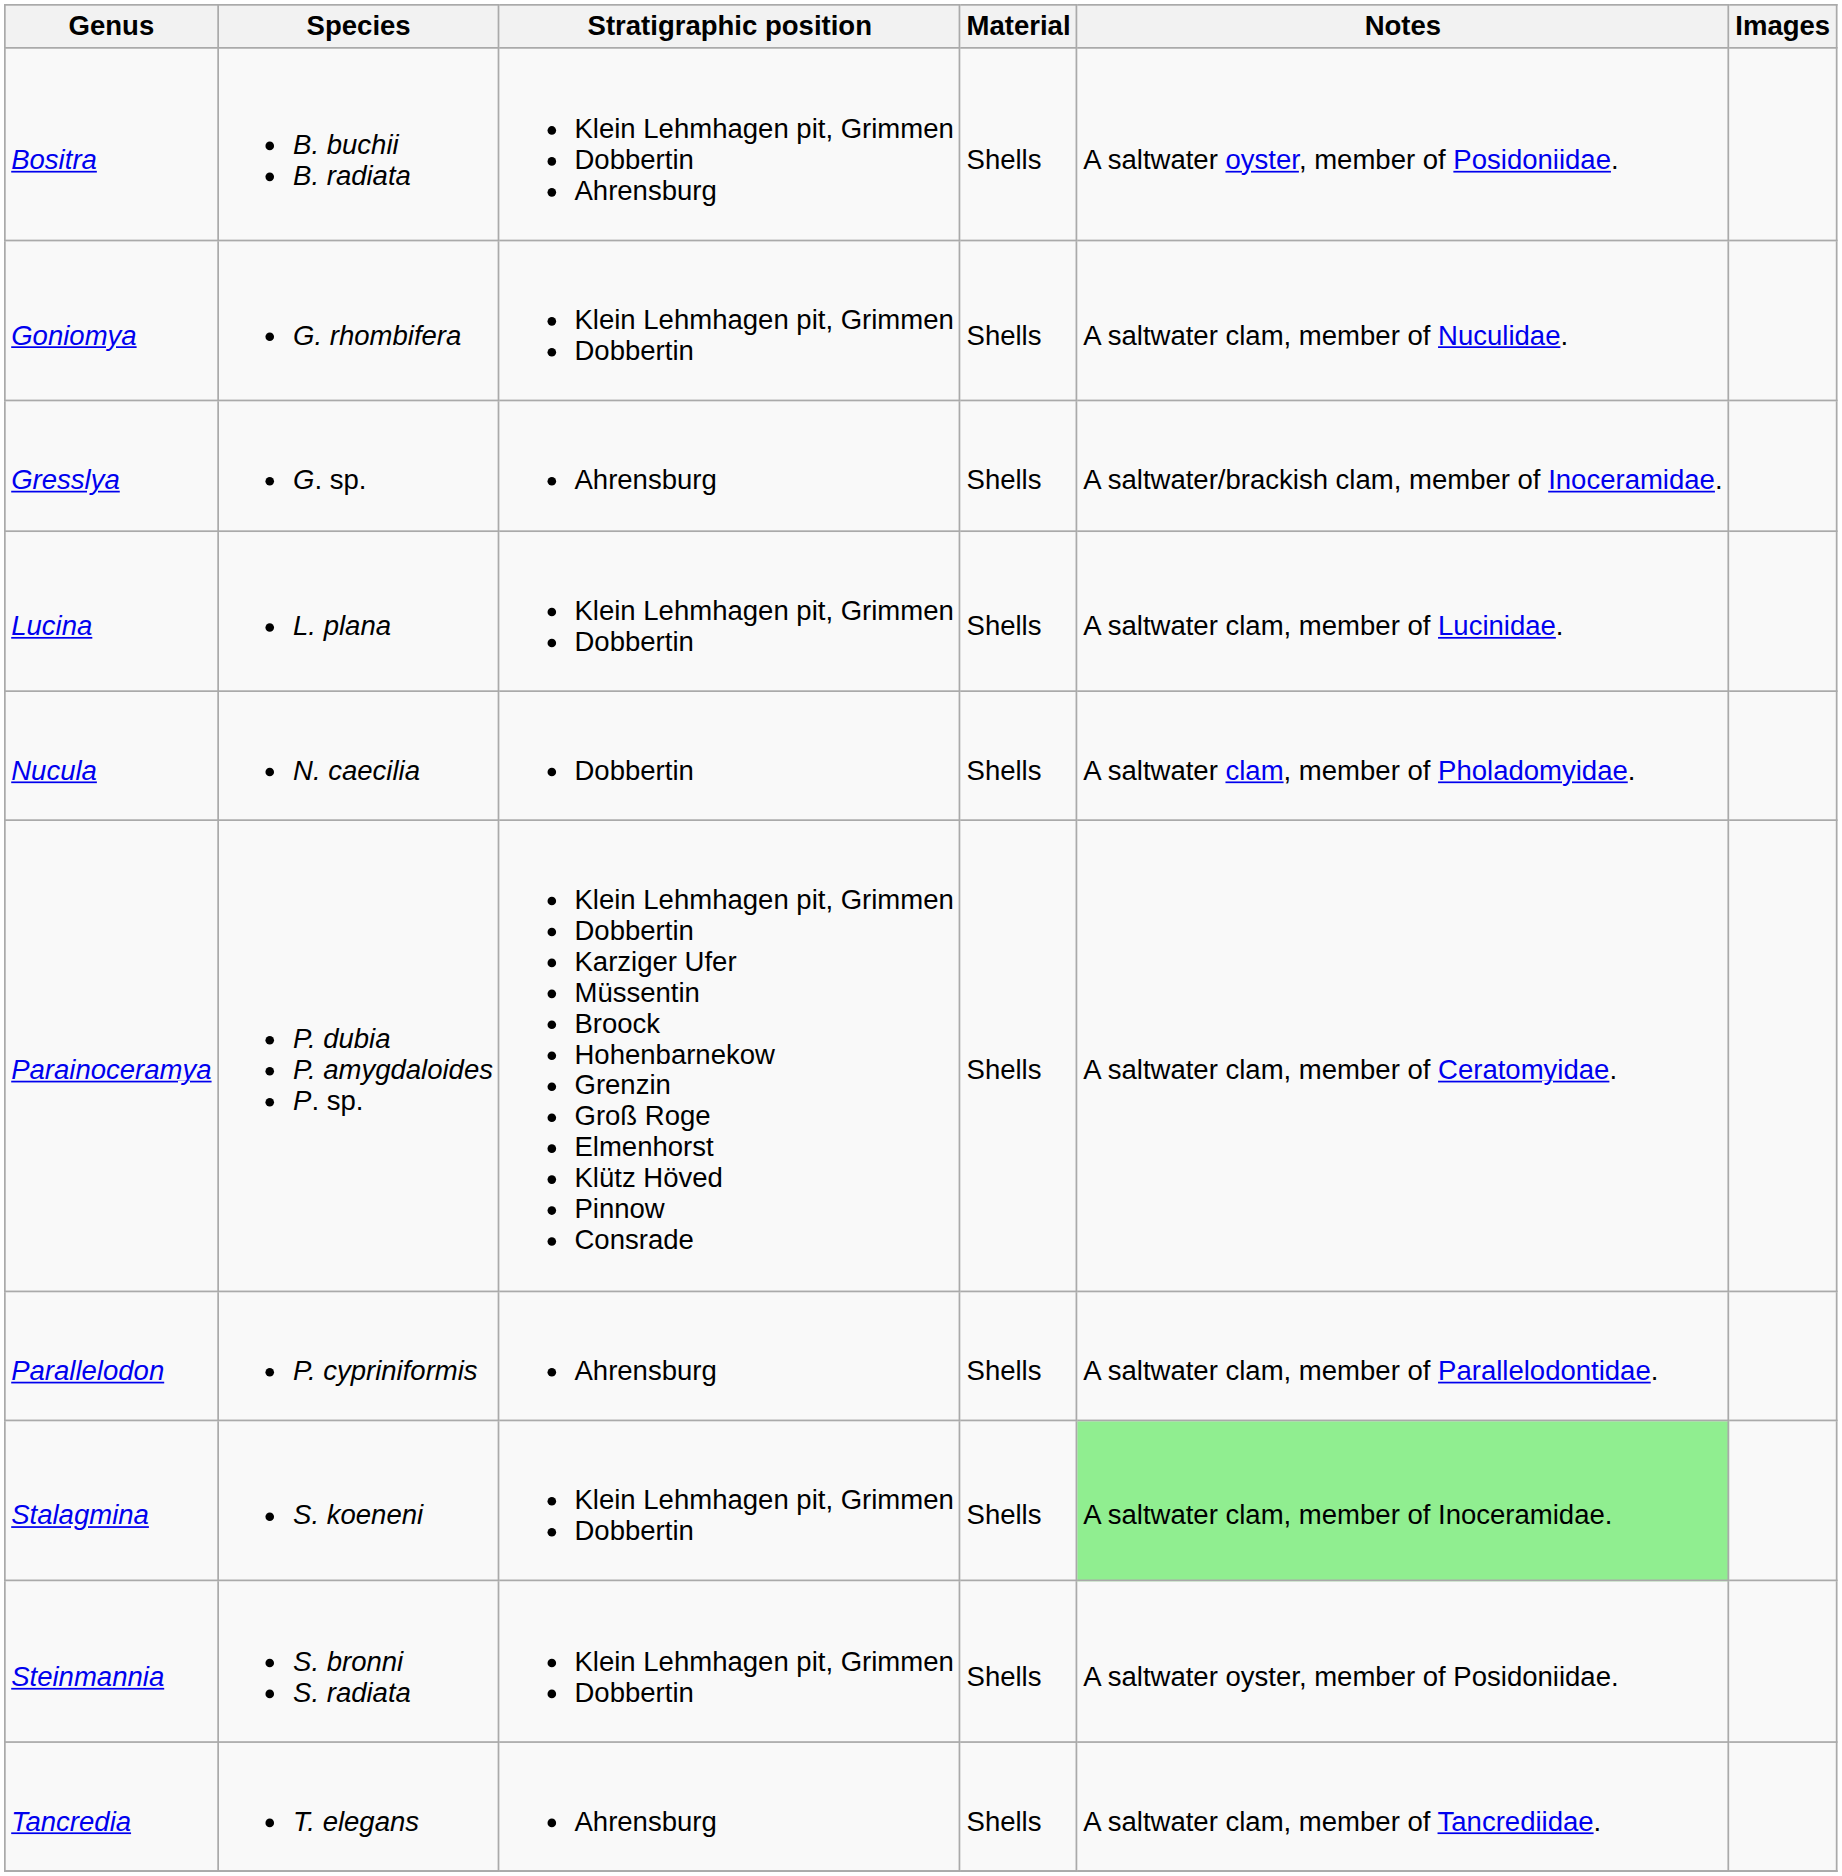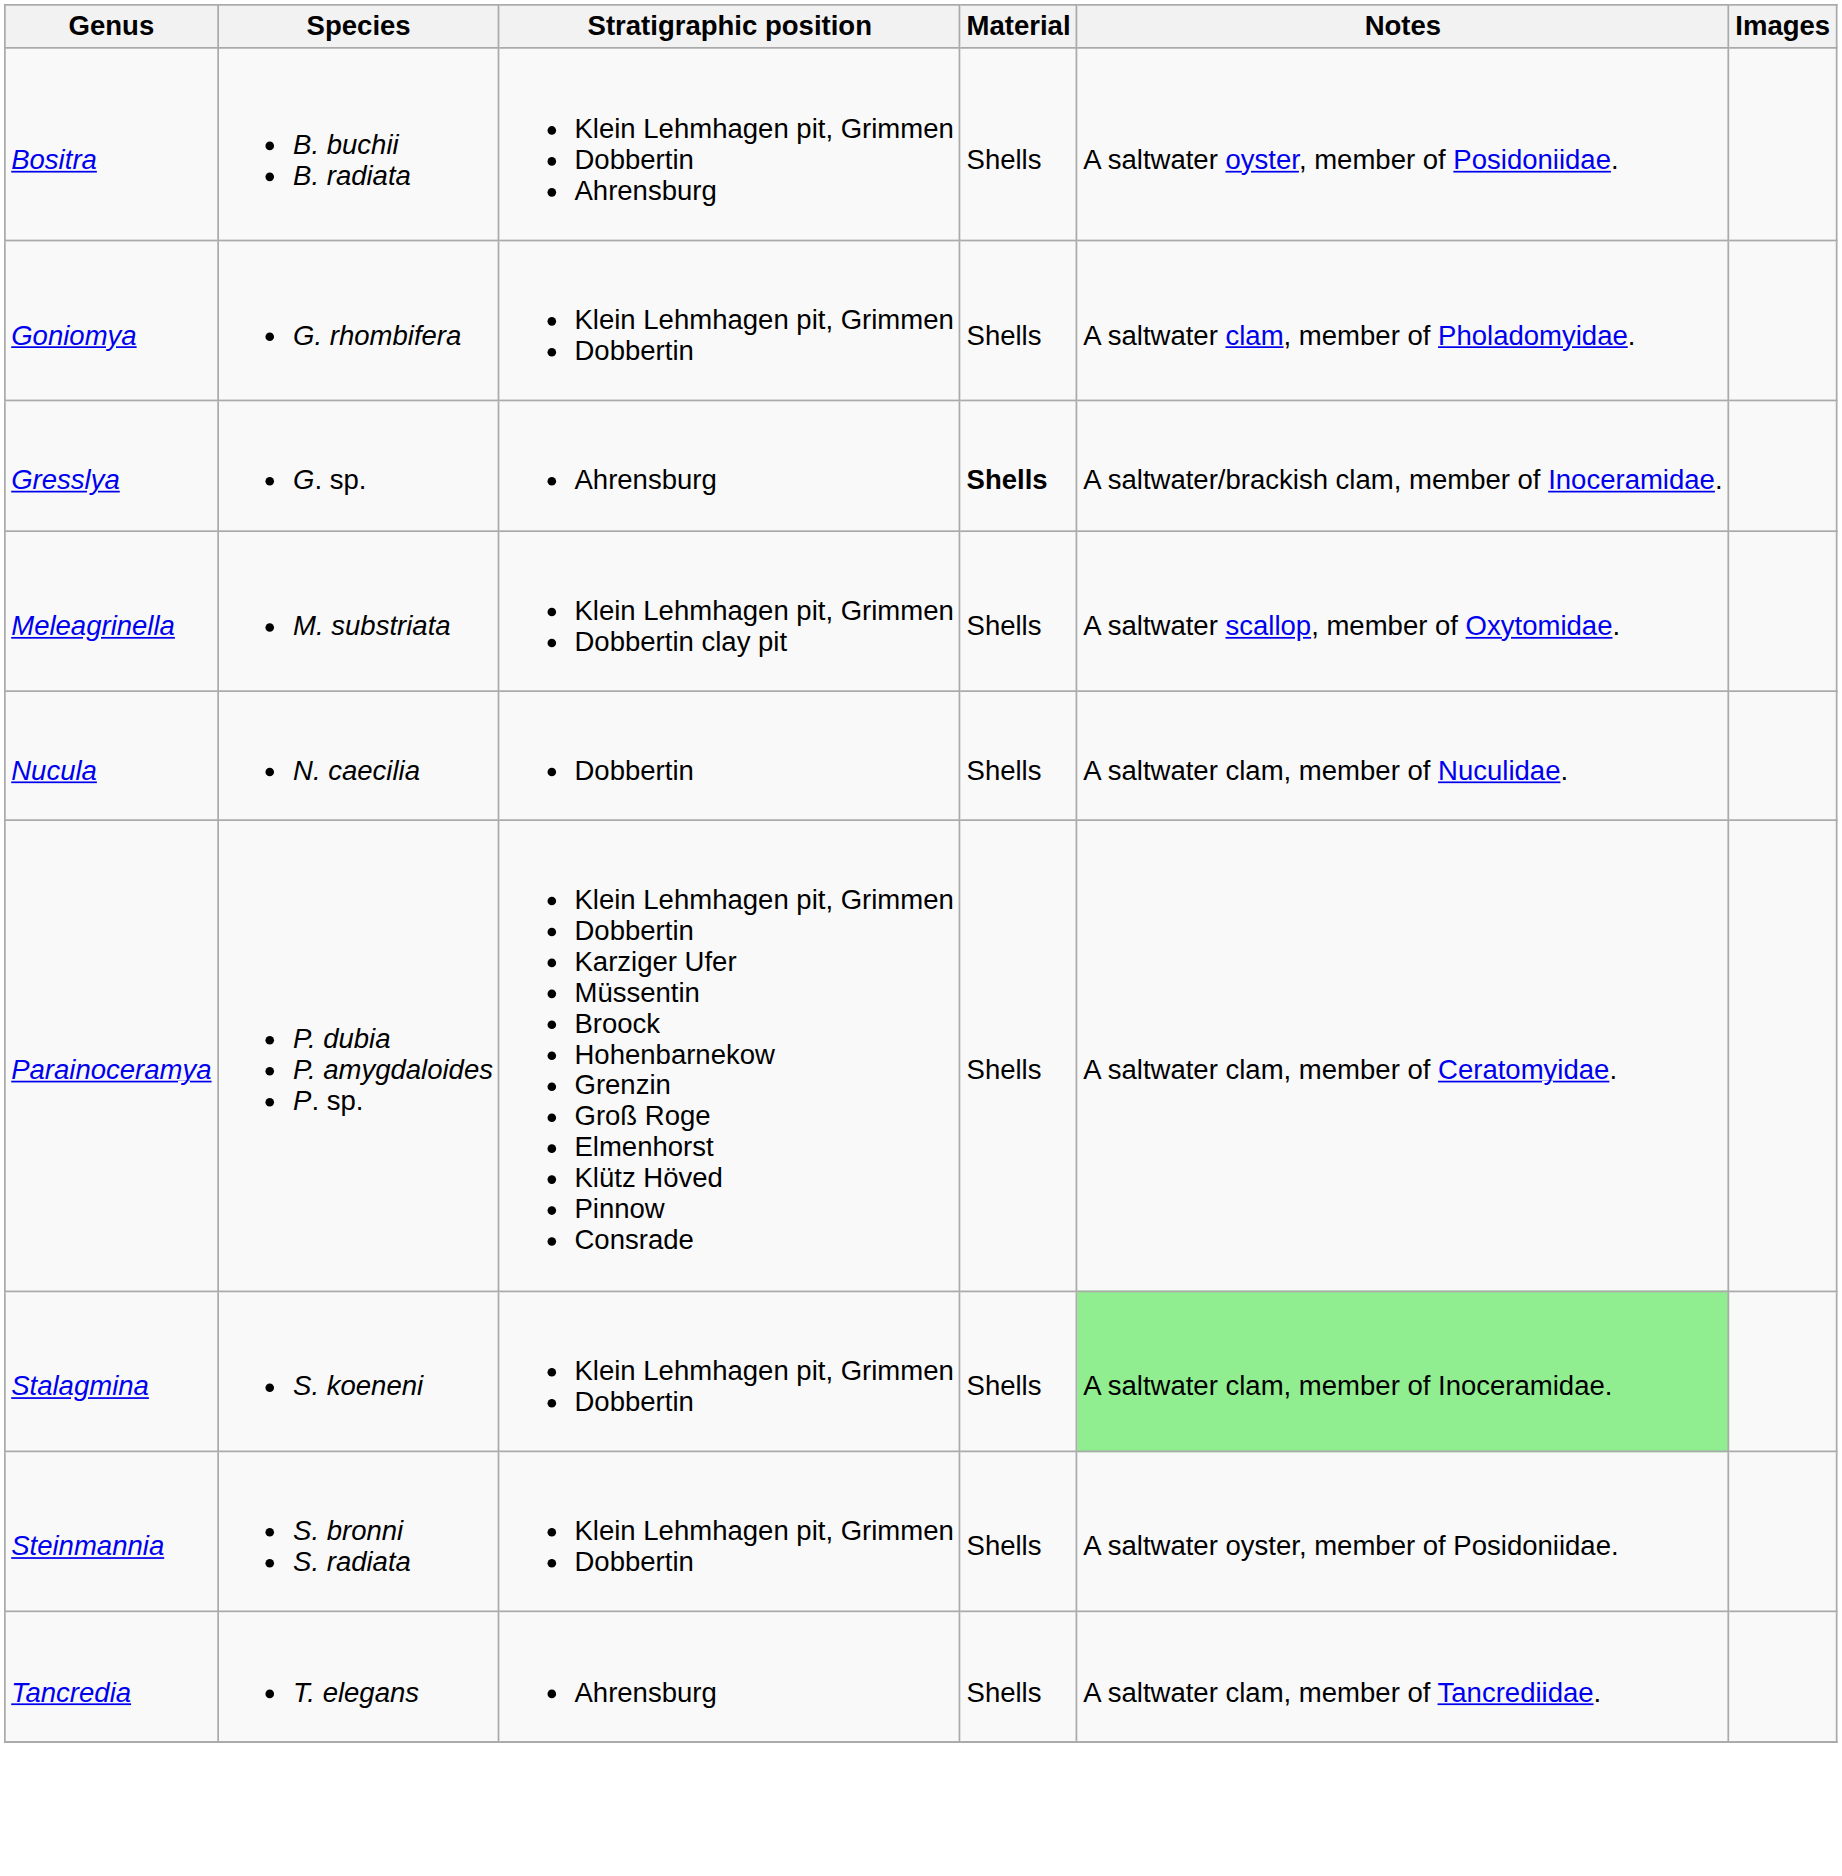(1326, 335) A saltwater clam, member of Nuculidae. -> (1359, 335) A saltwater clam, member of Pholadomyidae.
(1004, 480) normal -> (1007, 480) bold
- row: (52, 625)
+ row: (93, 625)
(1359, 770) A saltwater clam, member of Pholadomyidae. -> (1326, 770) A saltwater clam, member of Nuculidae.
- row: (88, 1370)
